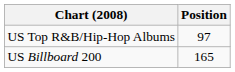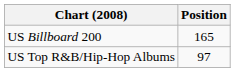rows swapped: (54, 57) <-> (91, 36)
